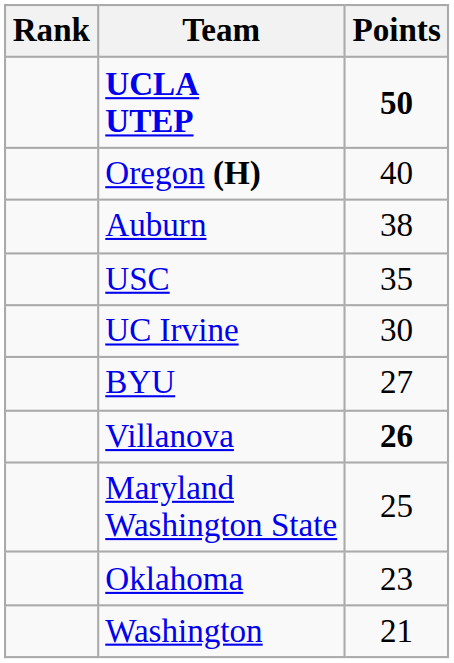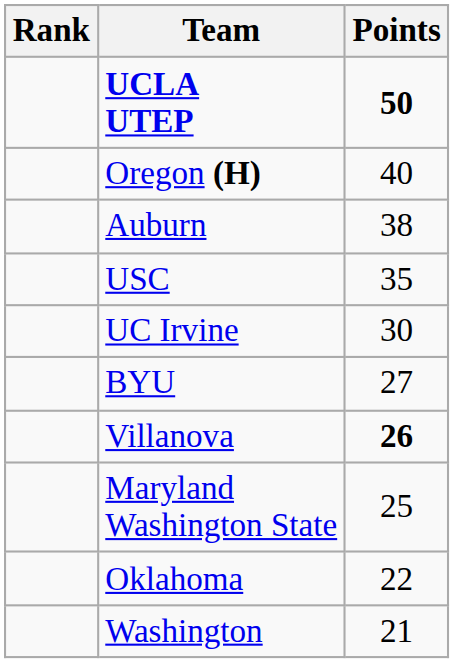(397, 578) 23 -> (397, 578) 22
